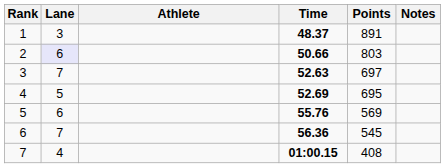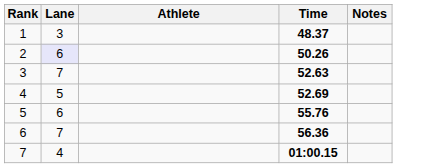- column: (372, 14)
(313, 53) 50.66 -> (313, 53) 50.26
